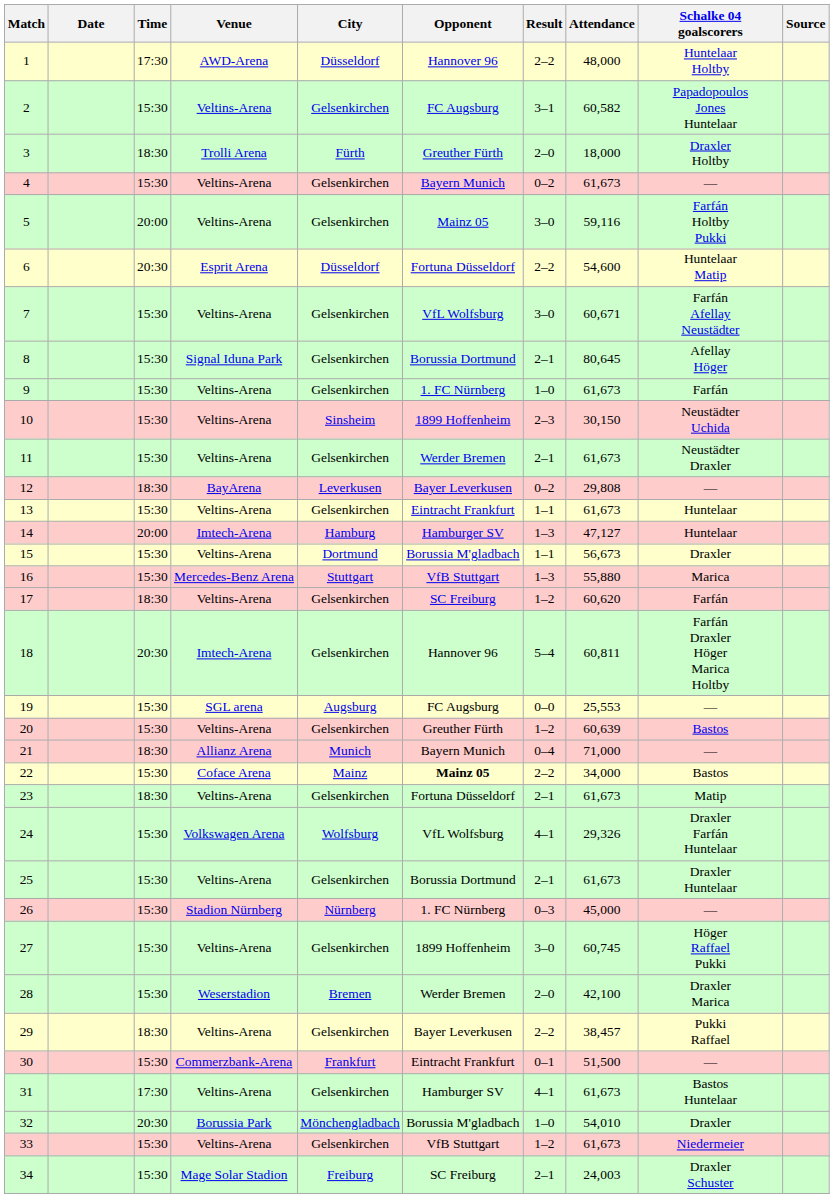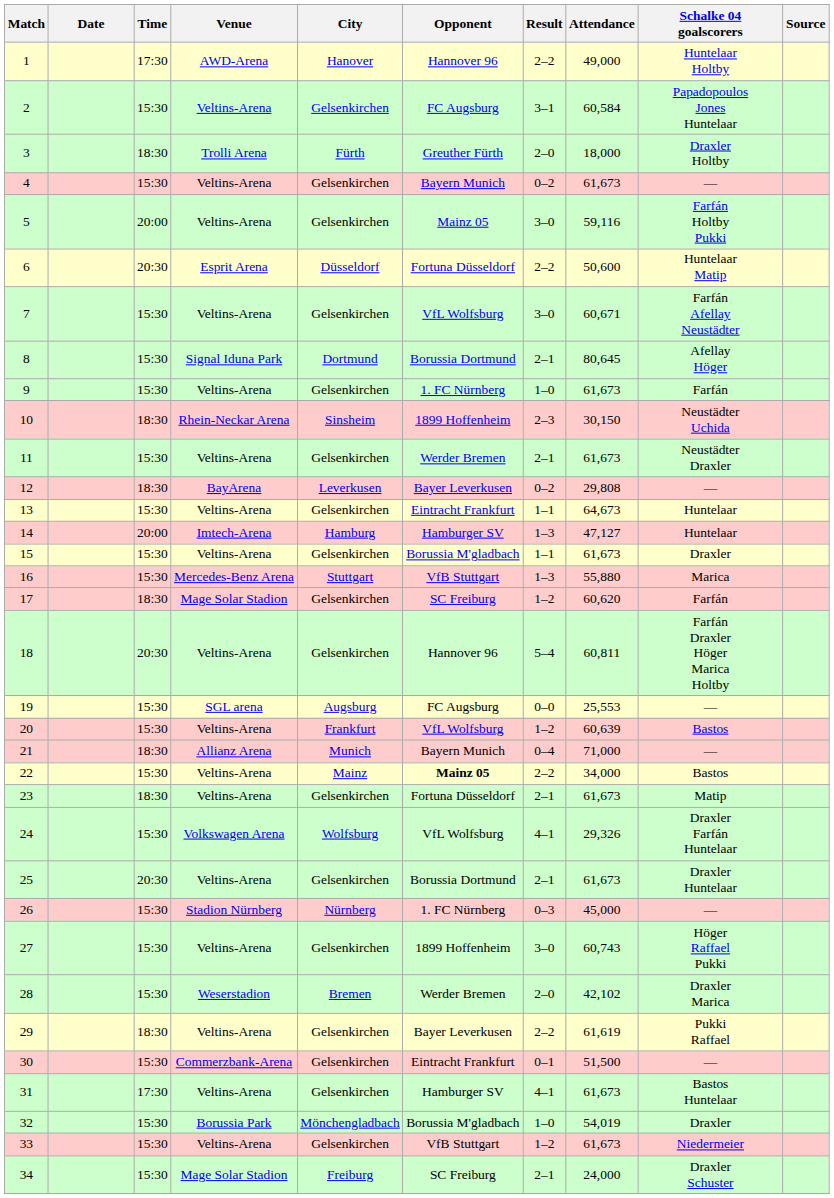(350, 61) Düsseldorf -> (350, 61) Hanover
(602, 61) 48,000 -> (602, 61) 49,000
(602, 107) 60,582 -> (602, 107) 60,584
(602, 267) 54,600 -> (602, 267) 50,600
(350, 359) Gelsenkirchen -> (350, 359) Dortmund
(152, 419) 15:30 -> (152, 419) 18:30
(234, 419) Veltins-Arena -> (234, 419) Rhein-Neckar Arena
(602, 509) 61,673 -> (602, 509) 64,673
(350, 554) Dortmund -> (350, 554) Gelsenkirchen
(602, 554) 56,673 -> (602, 554) 61,673
(234, 598) Veltins-Arena -> (234, 598) Mage Solar Stadion
(234, 652) Imtech-Arena -> (234, 652) Veltins-Arena
(350, 728) Gelsenkirchen -> (350, 728) Frankfurt
(463, 728) Greuther Fürth -> (463, 728) VfL Wolfsburg
(234, 773) Coface Arena -> (234, 773) Veltins-Arena
(152, 879) 15:30 -> (152, 879) 20:30
(602, 947) 60,745 -> (602, 947) 60,743
(602, 993) 42,100 -> (602, 993) 42,102
(602, 1031) 38,457 -> (602, 1031) 61,619
(350, 1061) Frankfurt -> (350, 1061) Gelsenkirchen
(152, 1122) 20:30 -> (152, 1122) 15:30
(602, 1122) 54,010 -> (602, 1122) 54,019
(602, 1174) 24,003 -> (602, 1174) 24,000
